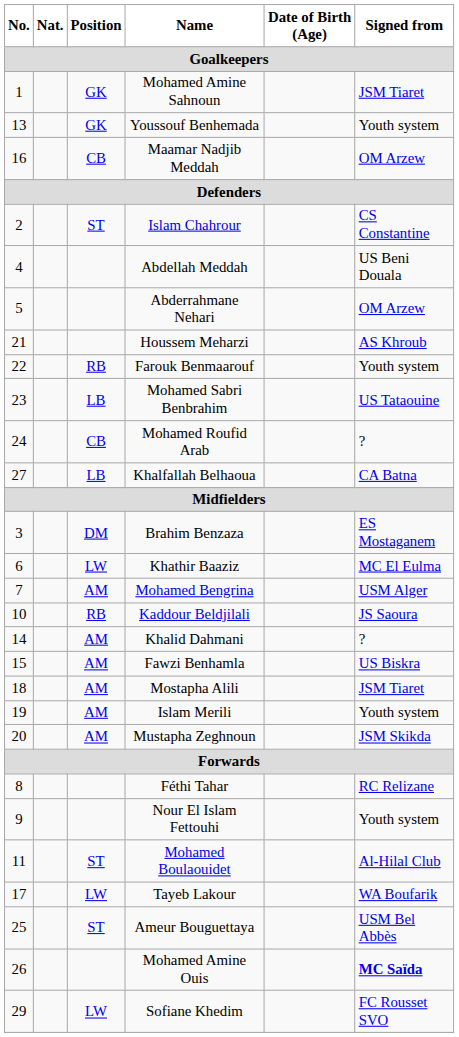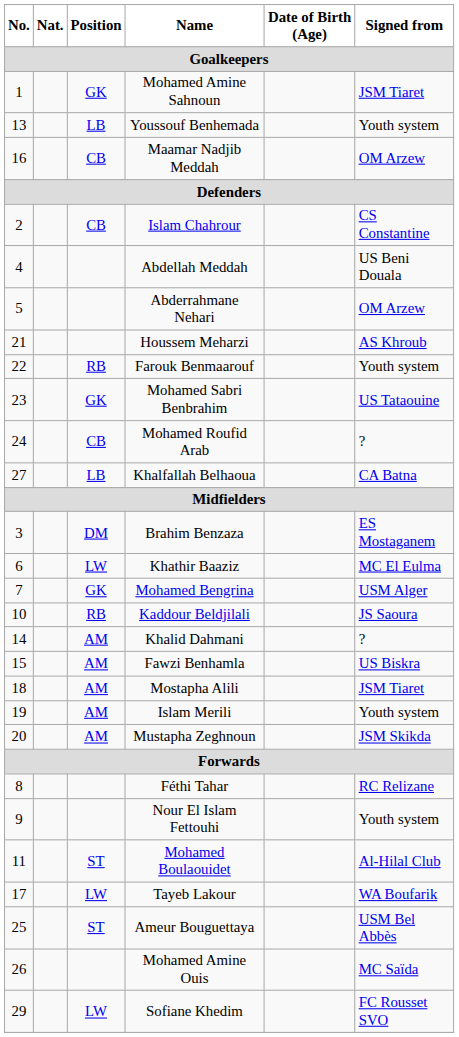(96, 125) GK -> (96, 125) LB
(96, 225) ST -> (96, 225) CB
(96, 400) LB -> (96, 400) GK
(96, 590) AM -> (96, 590) GK
(391, 969) bold -> (389, 969) normal
